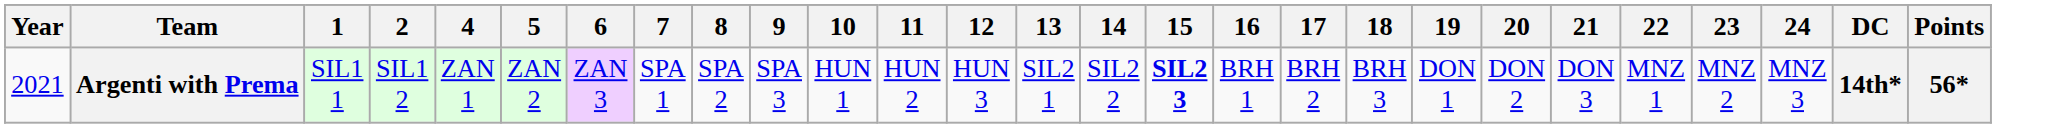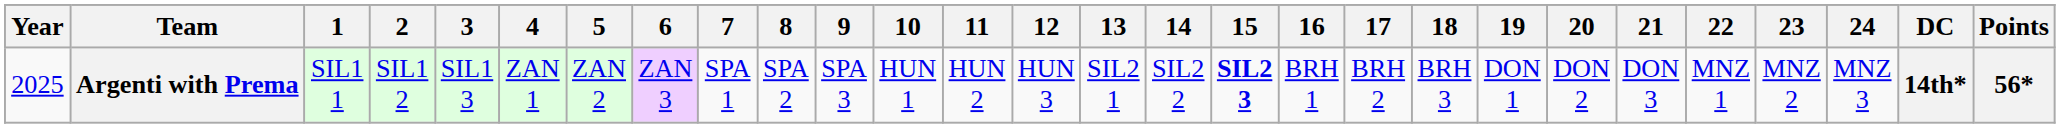+ column: (467, 25)
(37, 84) 2021 -> (37, 84) 2025
